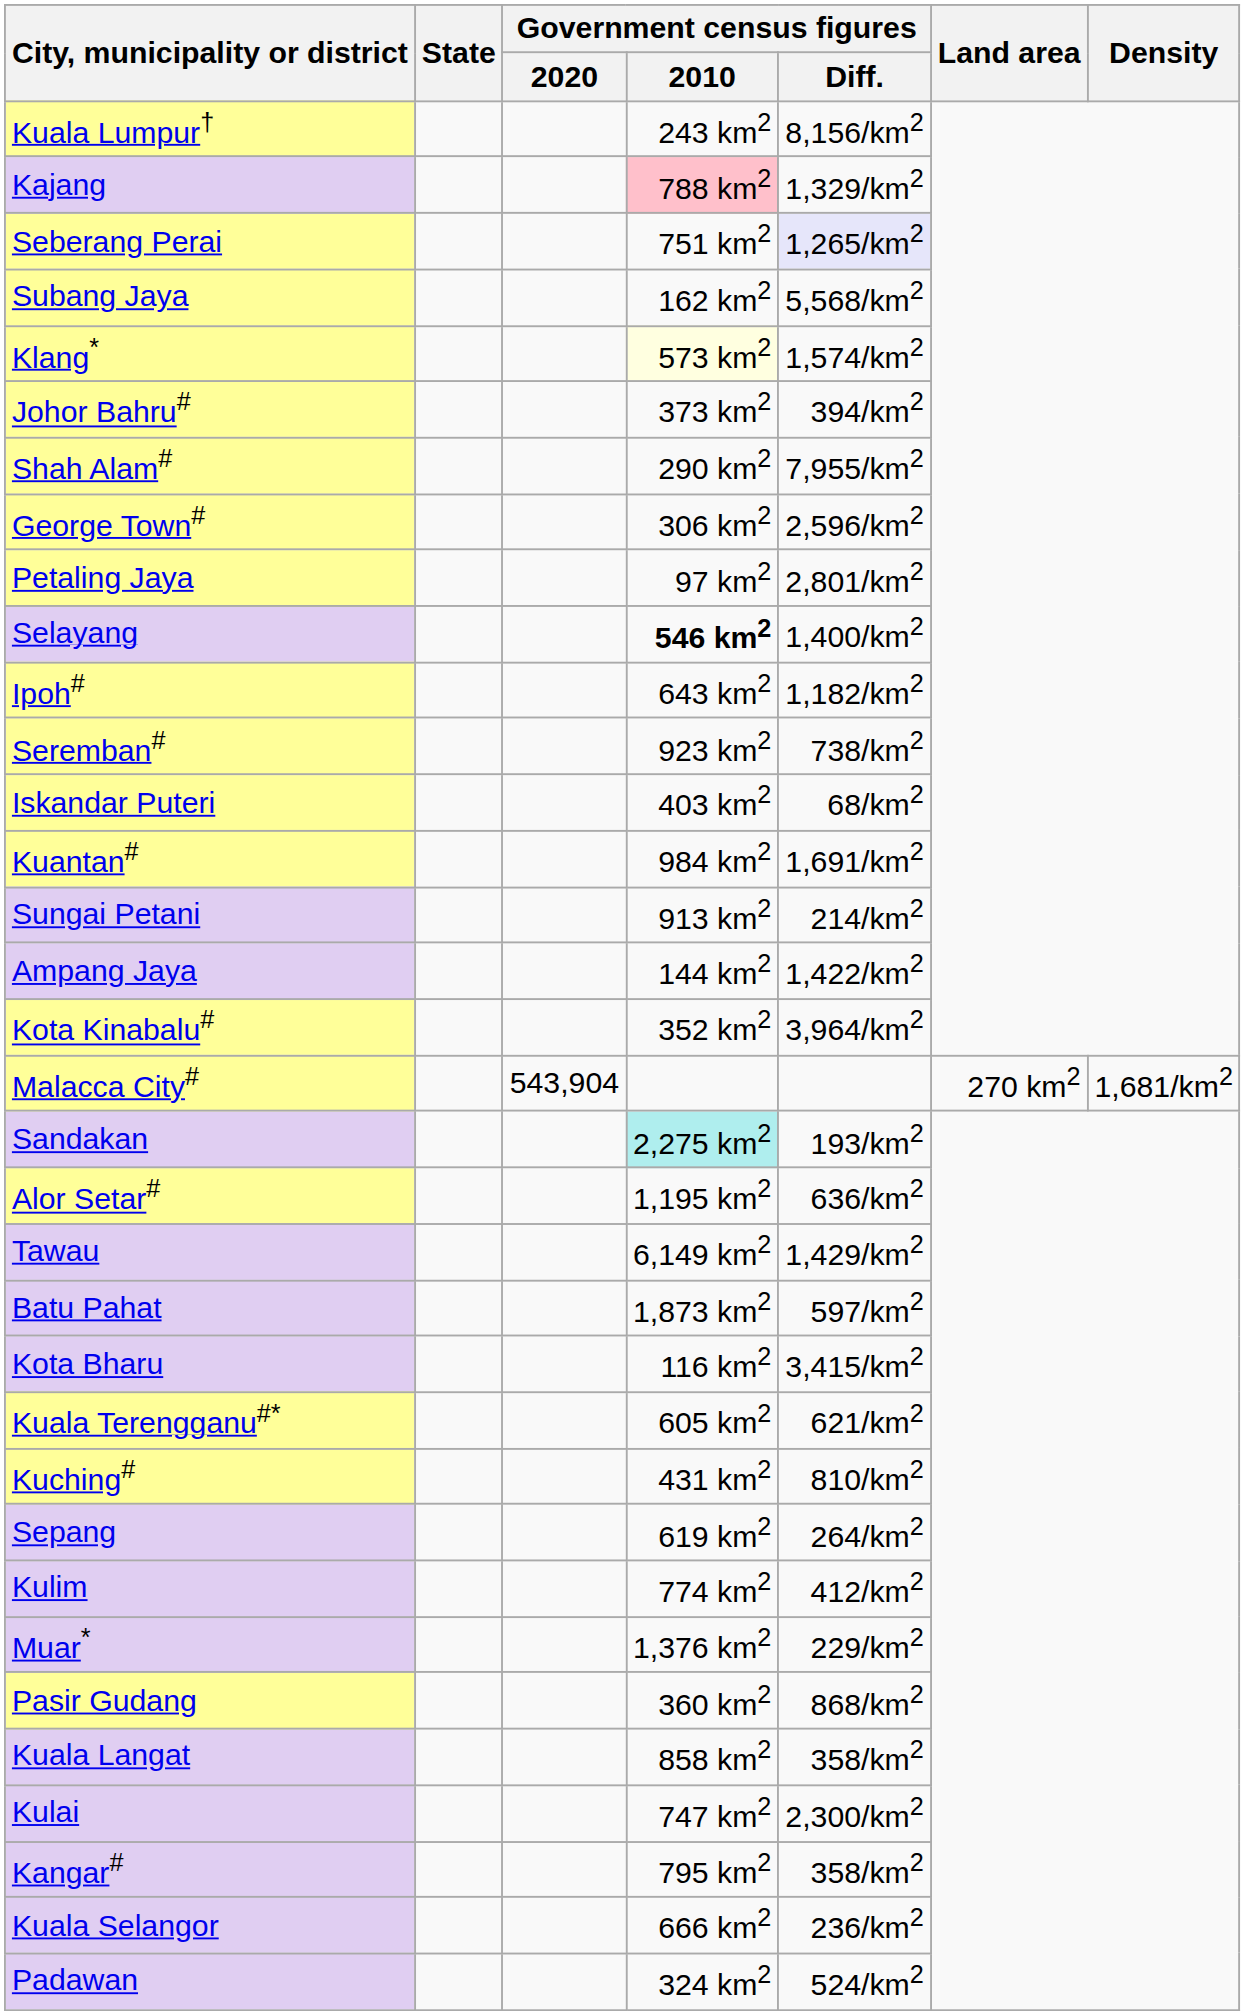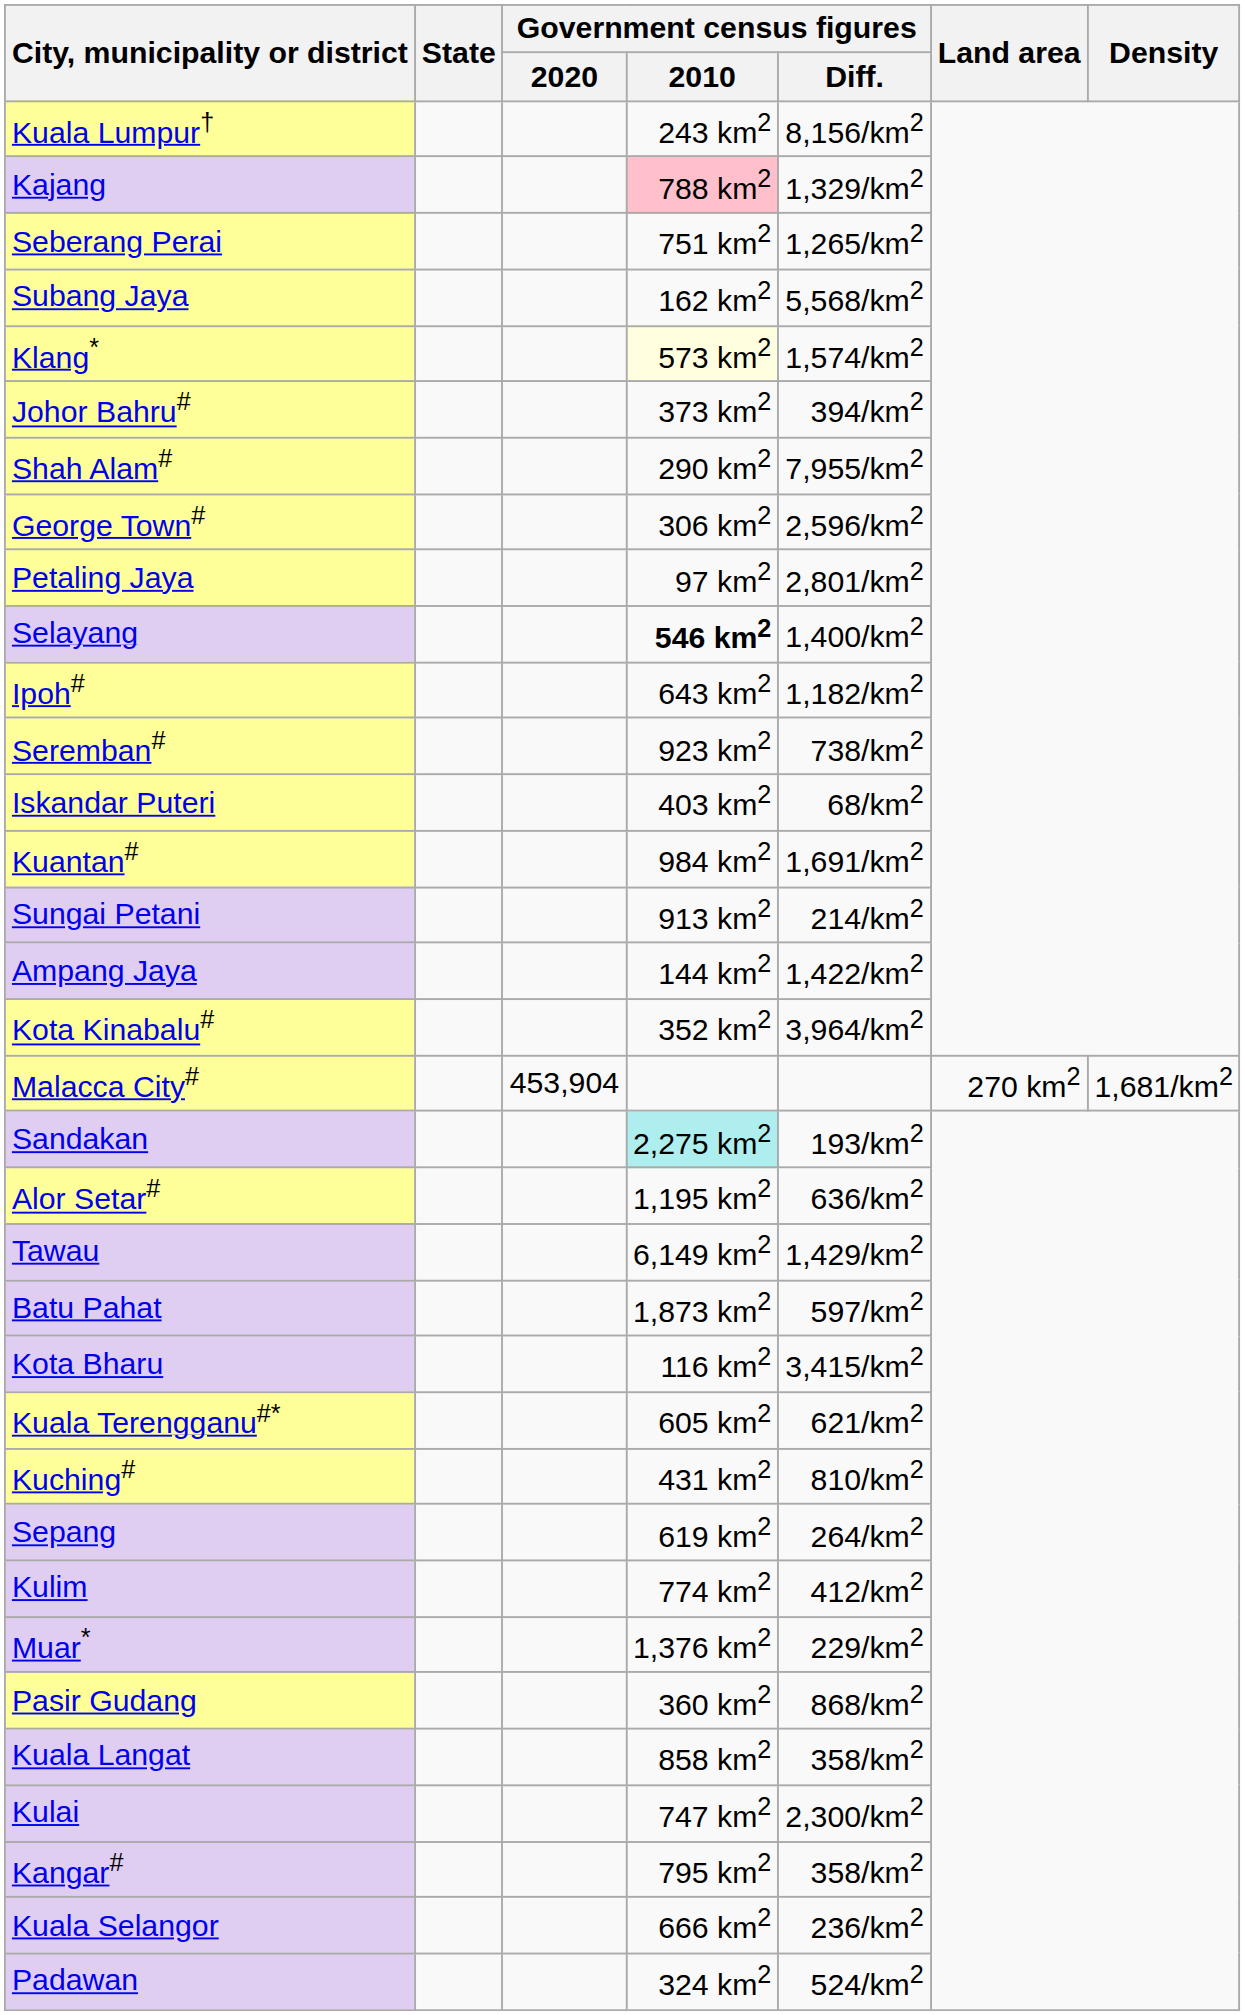(855, 240) lavender background -> (855, 240) no background
(564, 1082) 543,904 -> (564, 1082) 453,904
